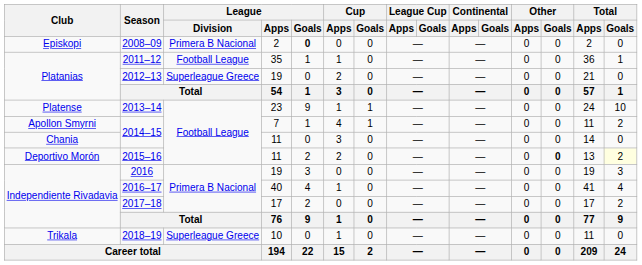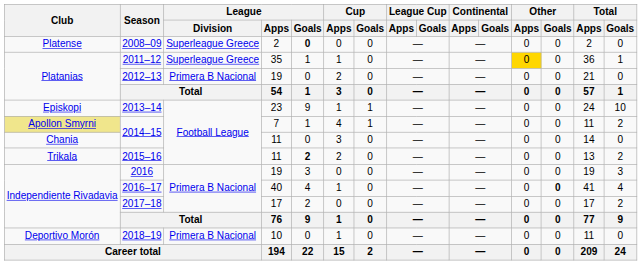(62, 44) Episkopi -> (62, 44) Platense
(213, 44) Primera B Nacional -> (213, 44) Superleague Greece
(213, 60) Football League -> (213, 60) Superleague Greece
(526, 60) no background -> (526, 60) gold background
(213, 76) Superleague Greece -> (213, 76) Primera B Nacional
(62, 108) Platense -> (62, 108) Episkopi
(62, 124) no background -> (62, 124) khaki background
(62, 156) Deportivo Morón -> (62, 156) Trikala
(308, 156) normal -> (308, 156) bold
(558, 156) bold -> (558, 156) normal
(620, 156) lightyellow background -> (620, 156) no background
(558, 188) normal -> (558, 188) bold
(62, 236) Trikala -> (62, 236) Deportivo Morón
(213, 236) Superleague Greece -> (213, 236) Primera B Nacional
